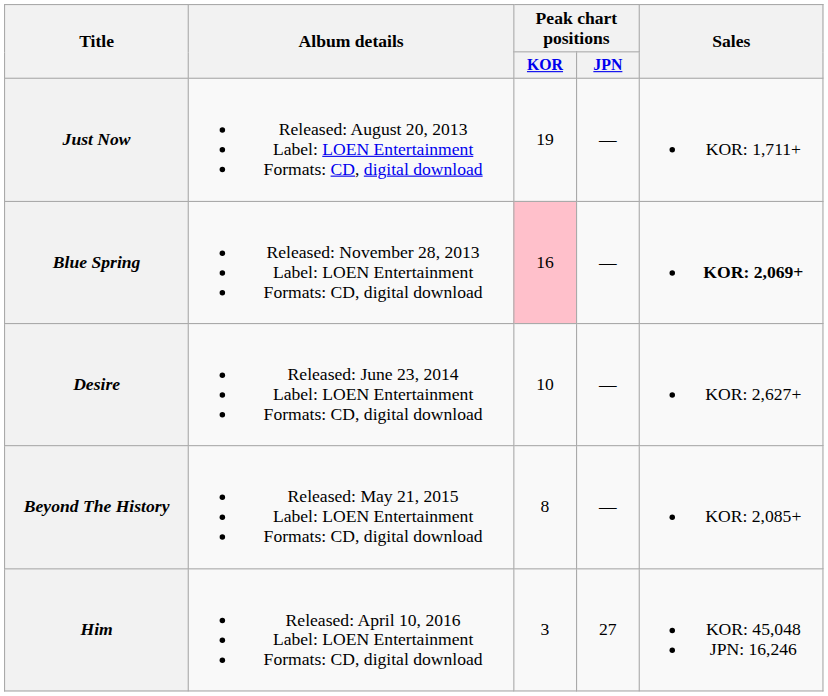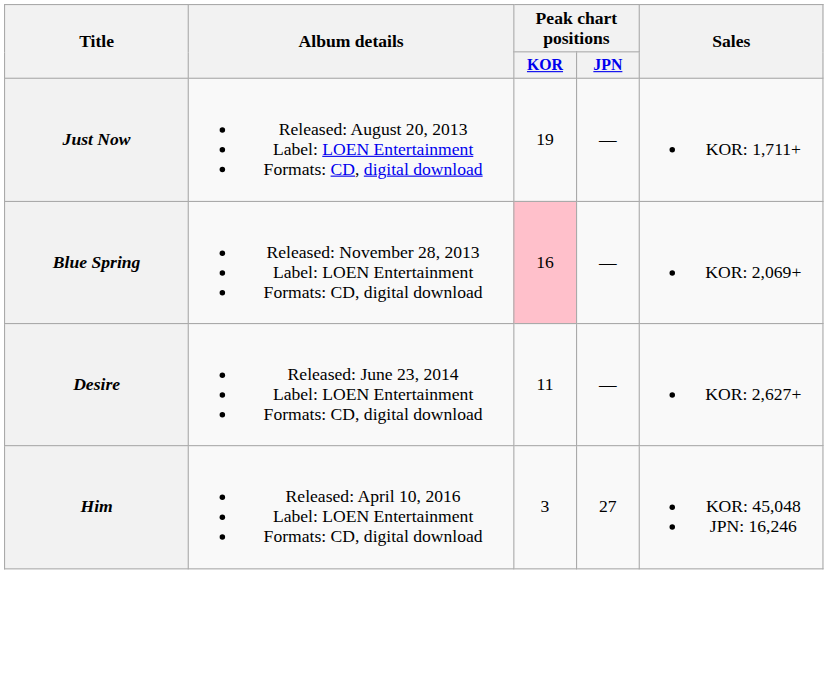(731, 272) bold -> (731, 272) normal
(545, 384) 10 -> (545, 384) 11
- row: (97, 507)
